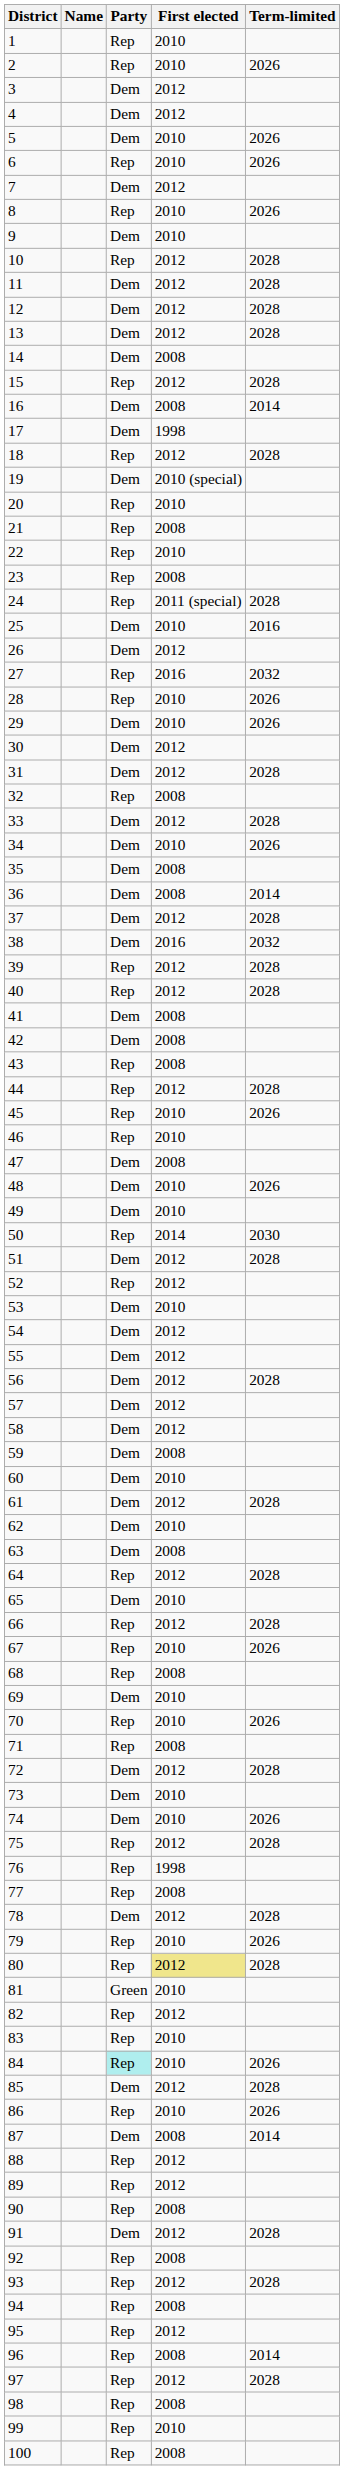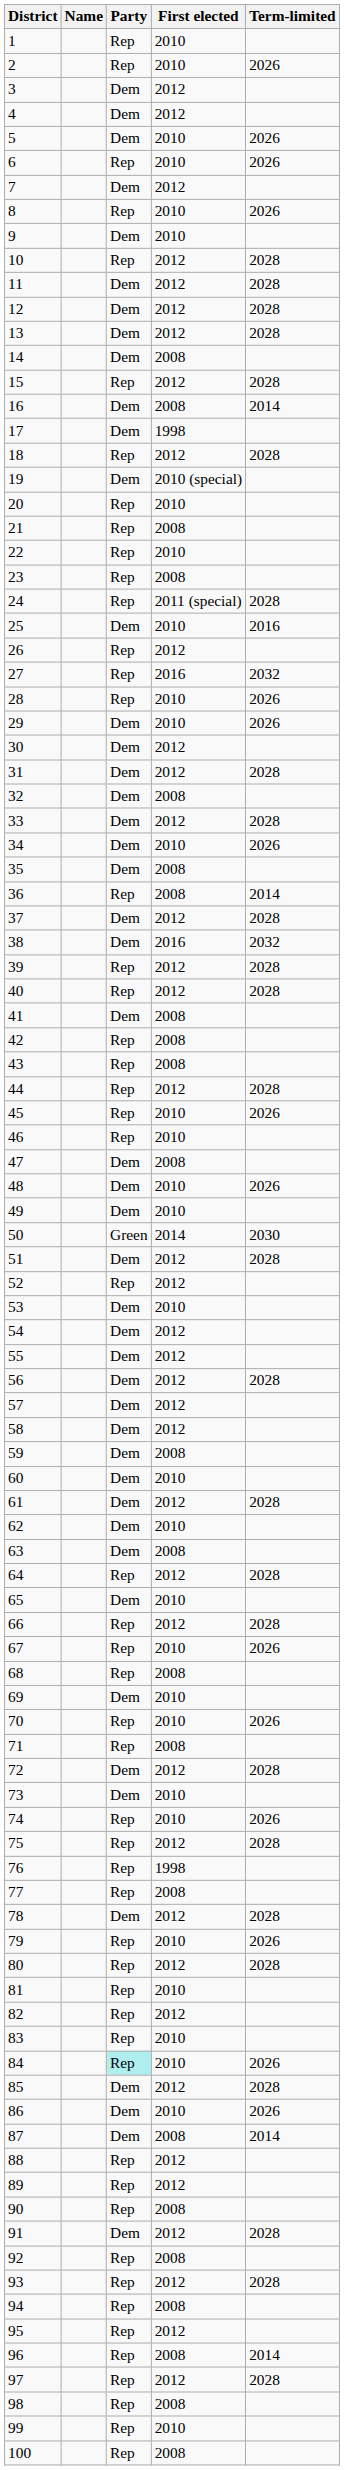(125, 650) Dem -> (122, 650) Rep
(122, 796) Rep -> (125, 796) Dem
(125, 893) Dem -> (122, 893) Rep
(125, 1039) Dem -> (122, 1039) Rep
(122, 1234) Rep -> (129, 1234) Green
(125, 1819) Dem -> (122, 1819) Rep
(170, 1965) khaki background -> (170, 1965) no background
(129, 1989) Green -> (122, 1989) Rep
(122, 2111) Rep -> (125, 2111) Dem
